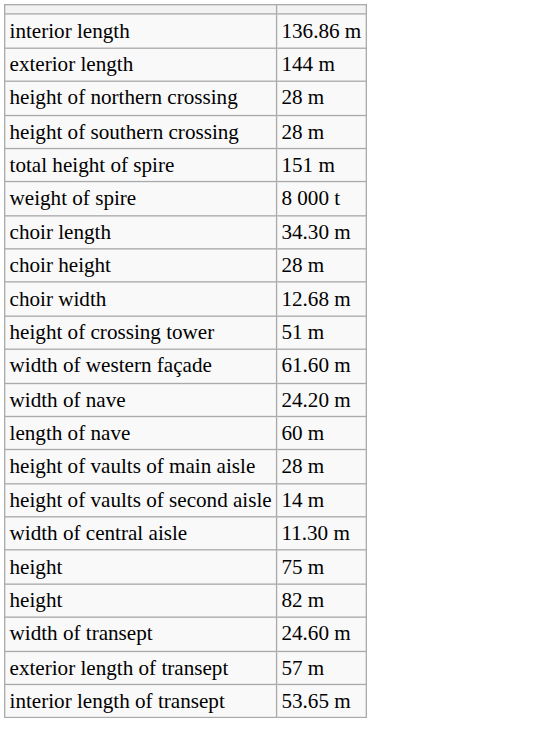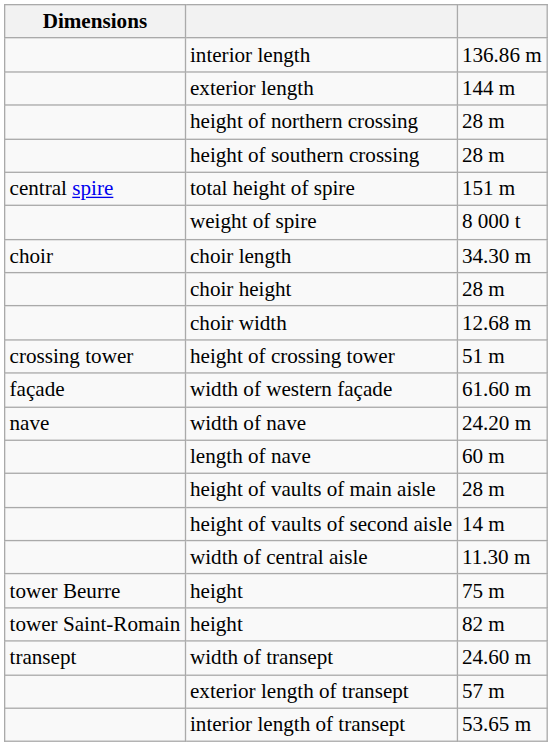+ column: (95, 21)
